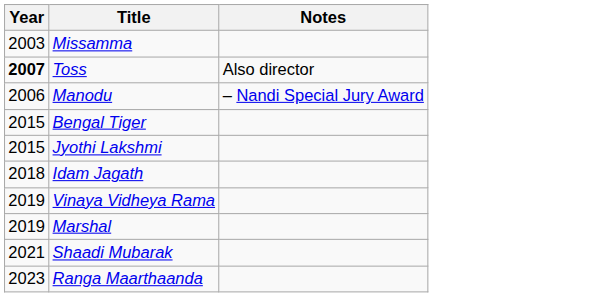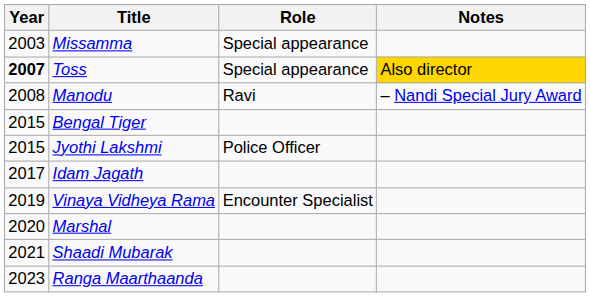+ column: (298, 17)
(268, 69) no background -> (426, 69) gold background
(27, 95) 2006 -> (27, 95) 2008
(27, 174) 2018 -> (27, 174) 2017
(27, 226) 2019 -> (27, 226) 2020
